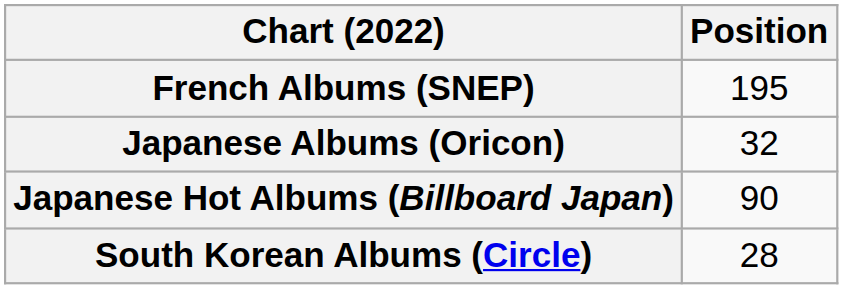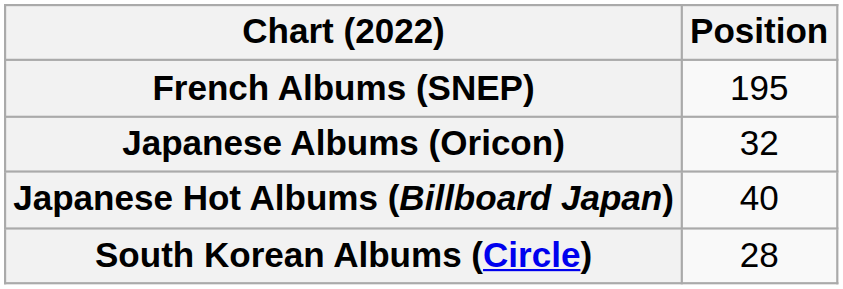(759, 198) 90 -> (759, 198) 40
